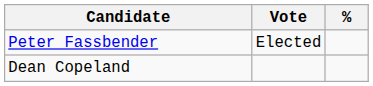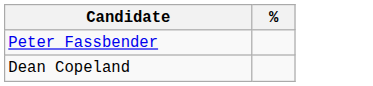- column: (288, 17)
